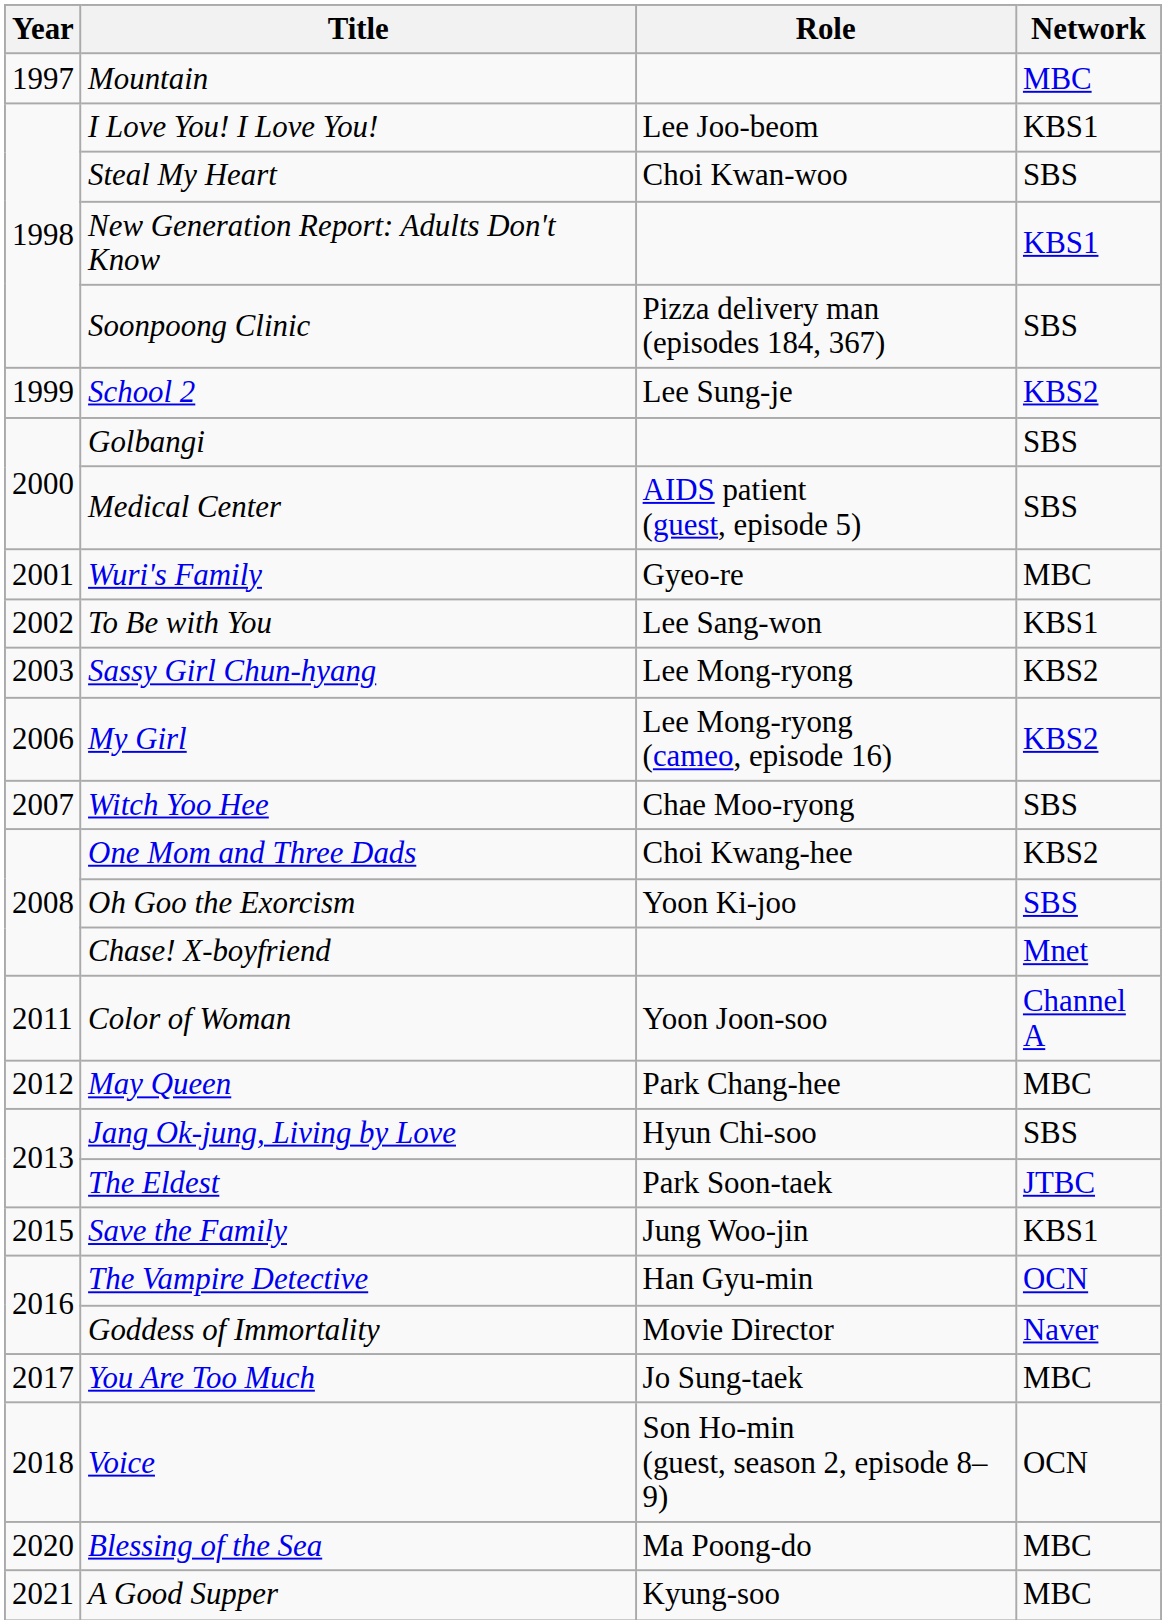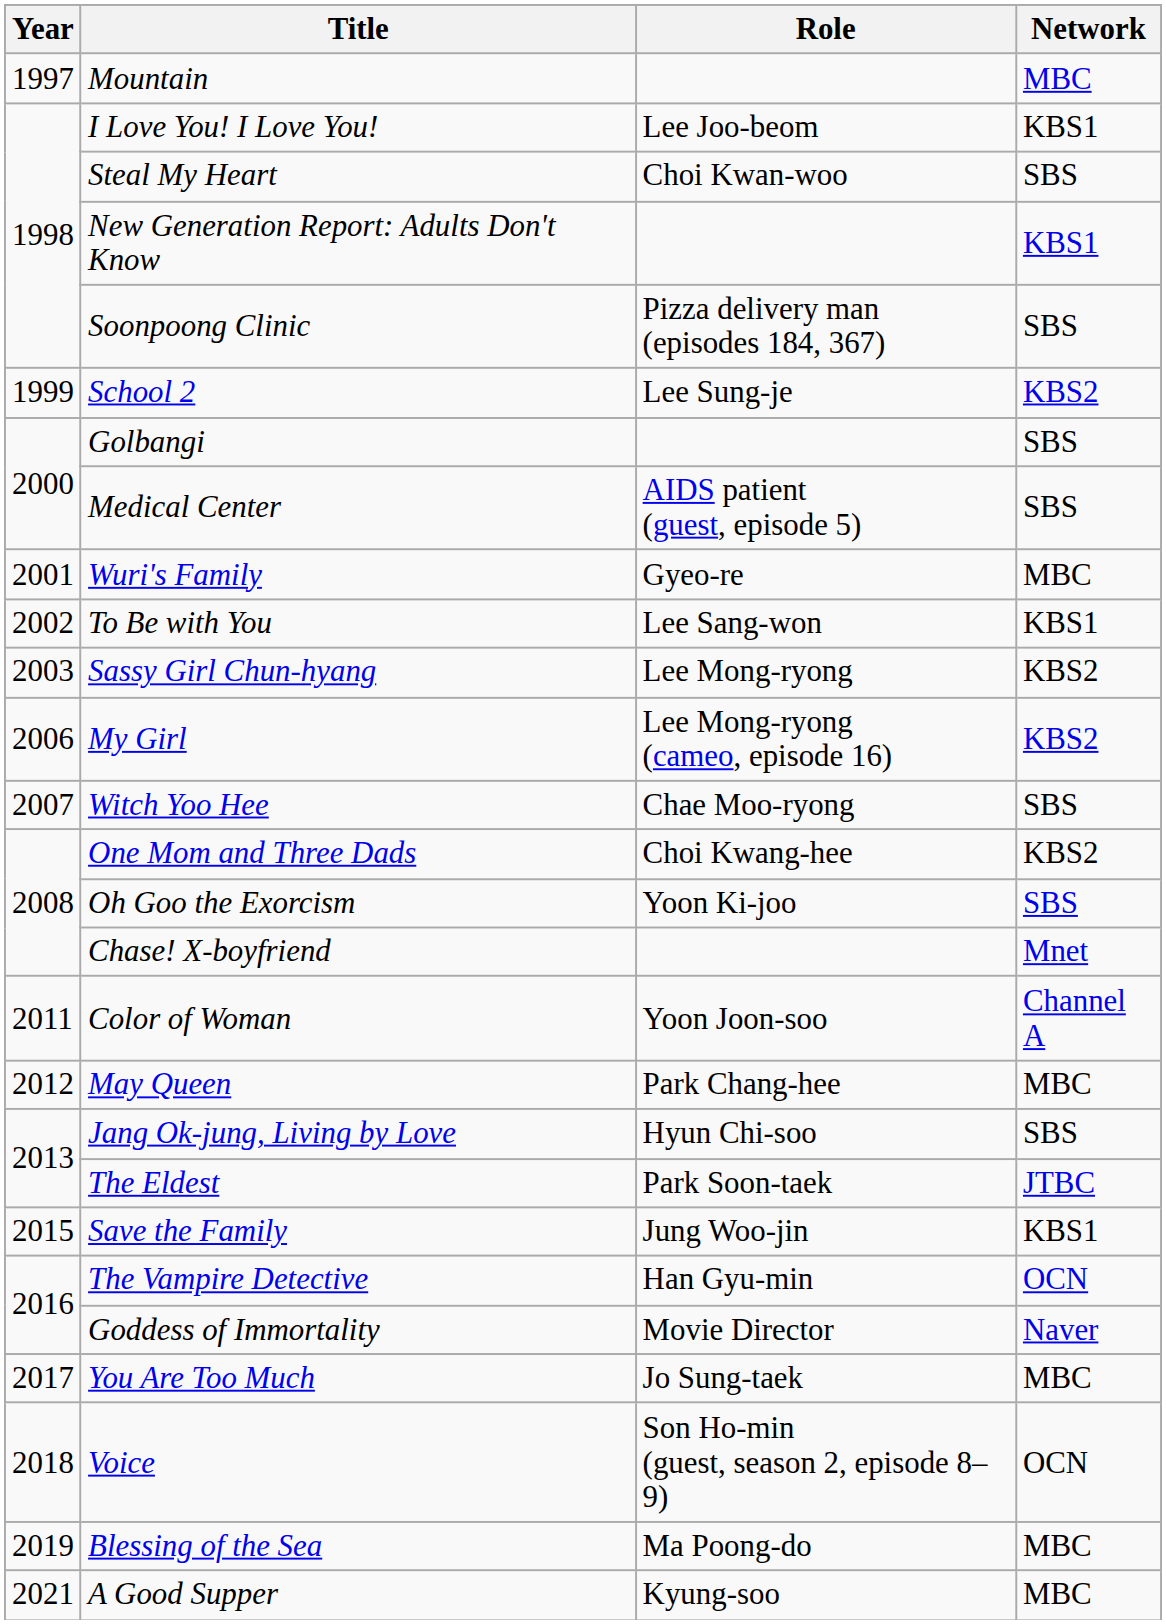(43, 1545) 2020 -> (43, 1545) 2019
